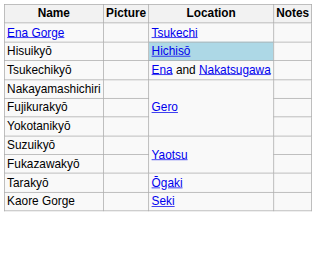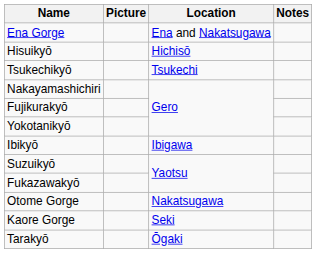(175, 32) Tsukechi -> (211, 32) Ena and Nakatsugawa
(171, 51) lightblue background -> (171, 51) no background
(211, 70) Ena and Nakatsugawa -> (175, 70) Tsukechi
+ row: (23, 145)
+ row: (43, 201)
rows swapped: (41, 201) <-> (28, 182)
